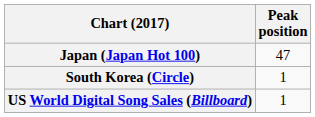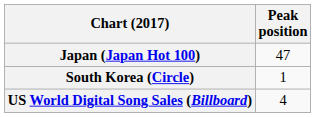(283, 100) 1 -> (283, 100) 4
